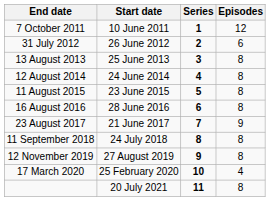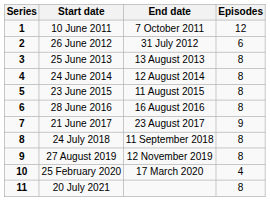columns swapped: (198, 12) <-> (51, 12)
